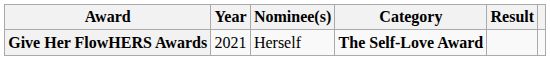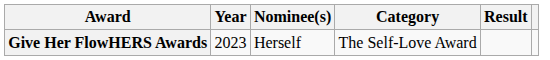(231, 42) 2021 -> (231, 42) 2023
(411, 42) bold -> (408, 42) normal
